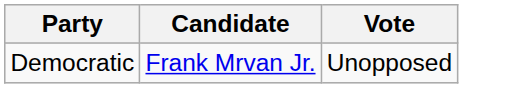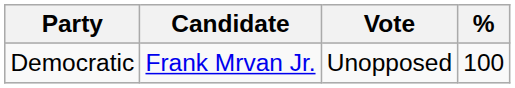+ column: (484, 23)
